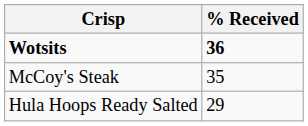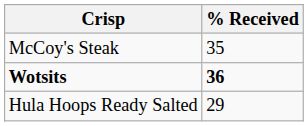rows swapped: (38, 47) <-> (64, 76)
